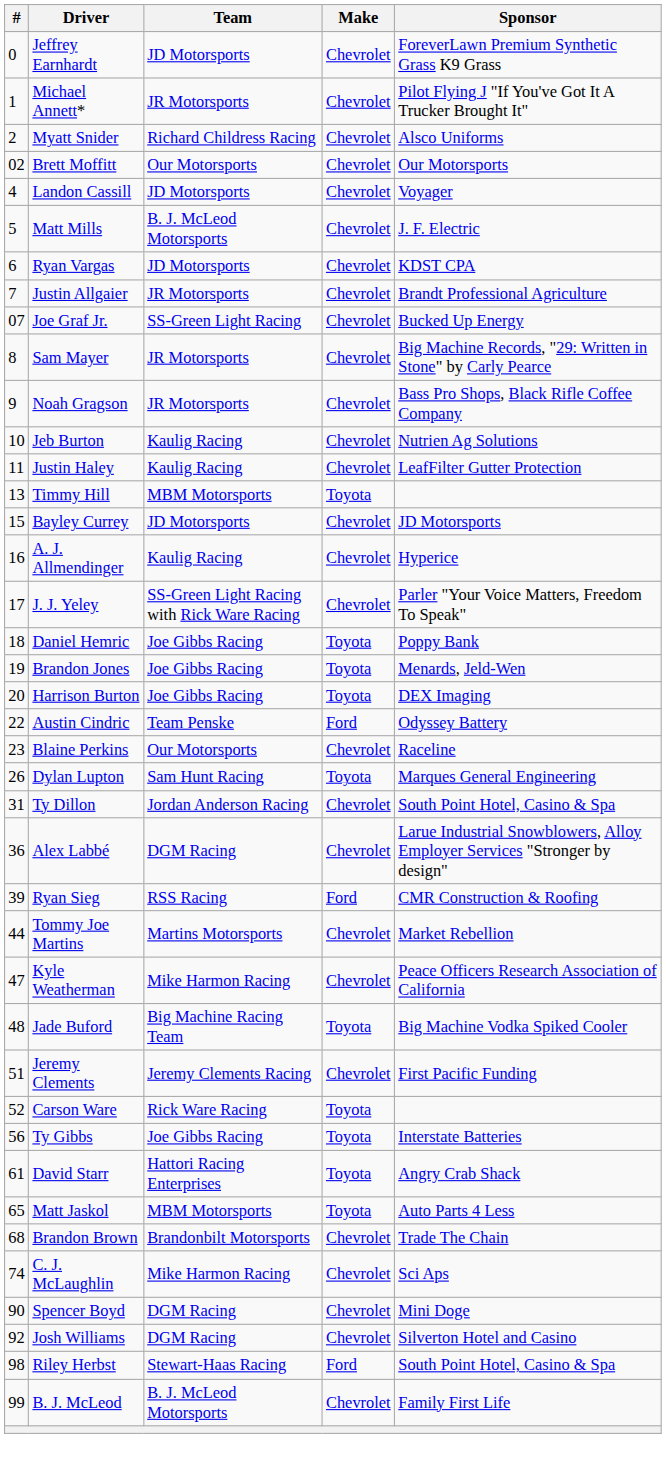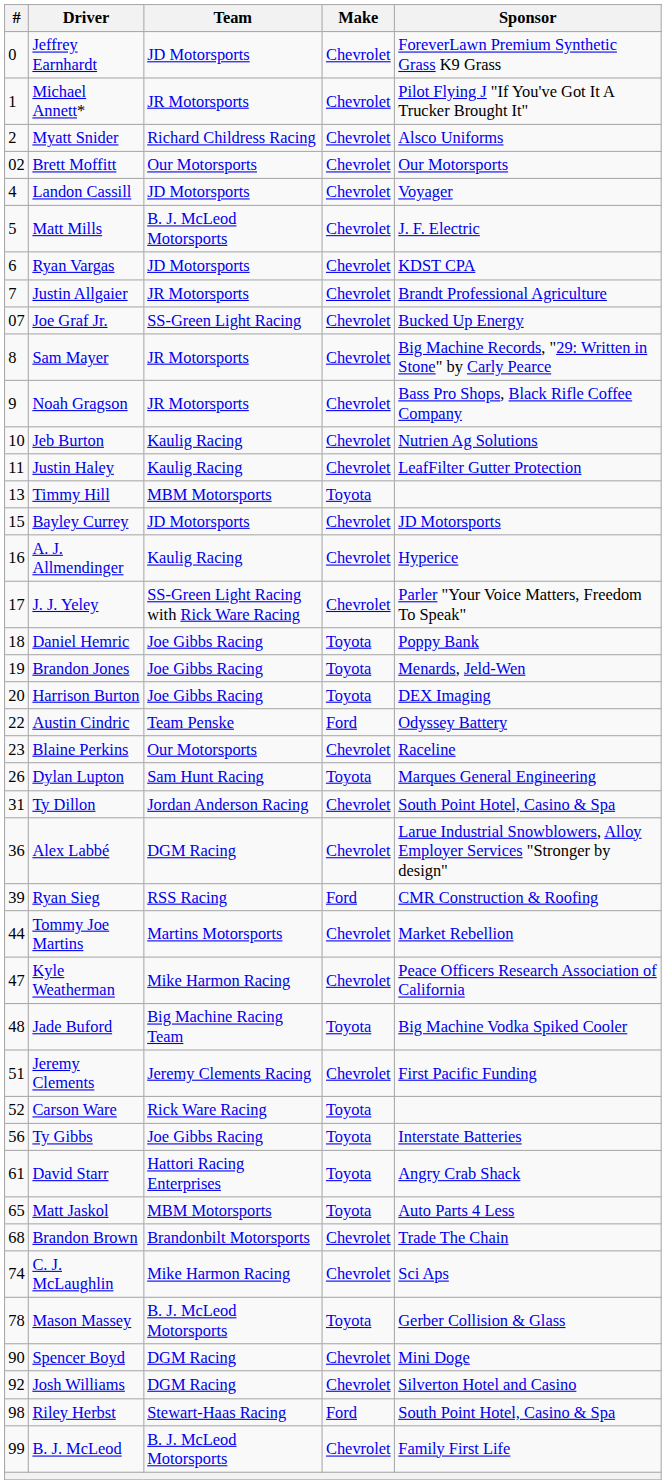+ row: (82, 1321)
